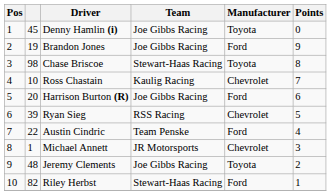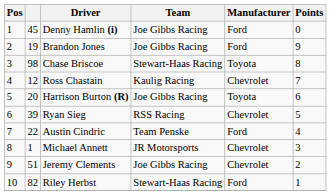(242, 29) Toyota -> (237, 29) Ford
(33, 80) 10 -> (33, 80) 12
(237, 97) Ford -> (242, 97) Toyota
(33, 164) 48 -> (33, 164) 51
(242, 164) Toyota -> (248, 164) Chevrolet
